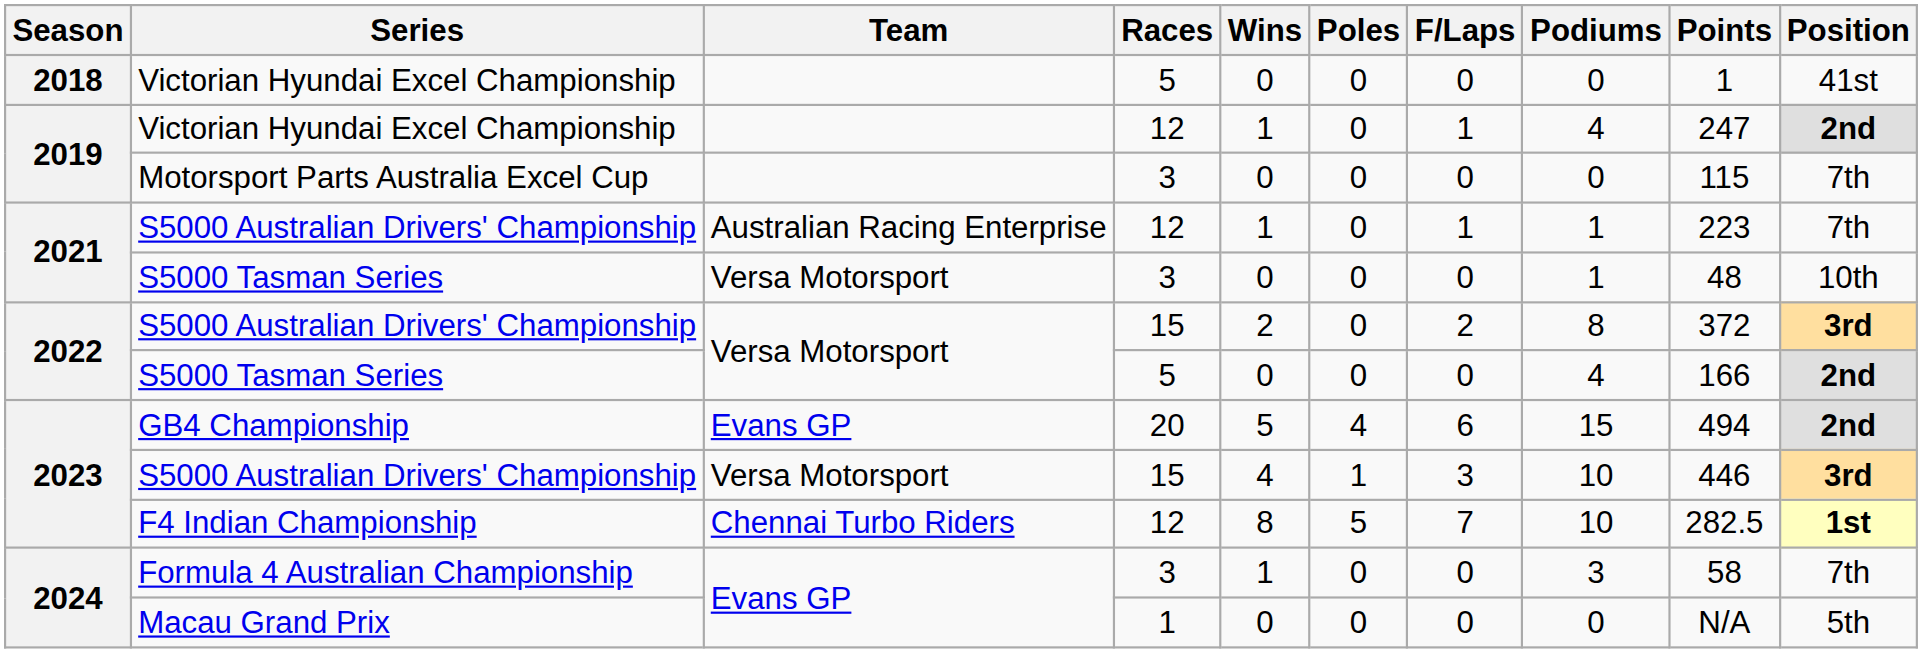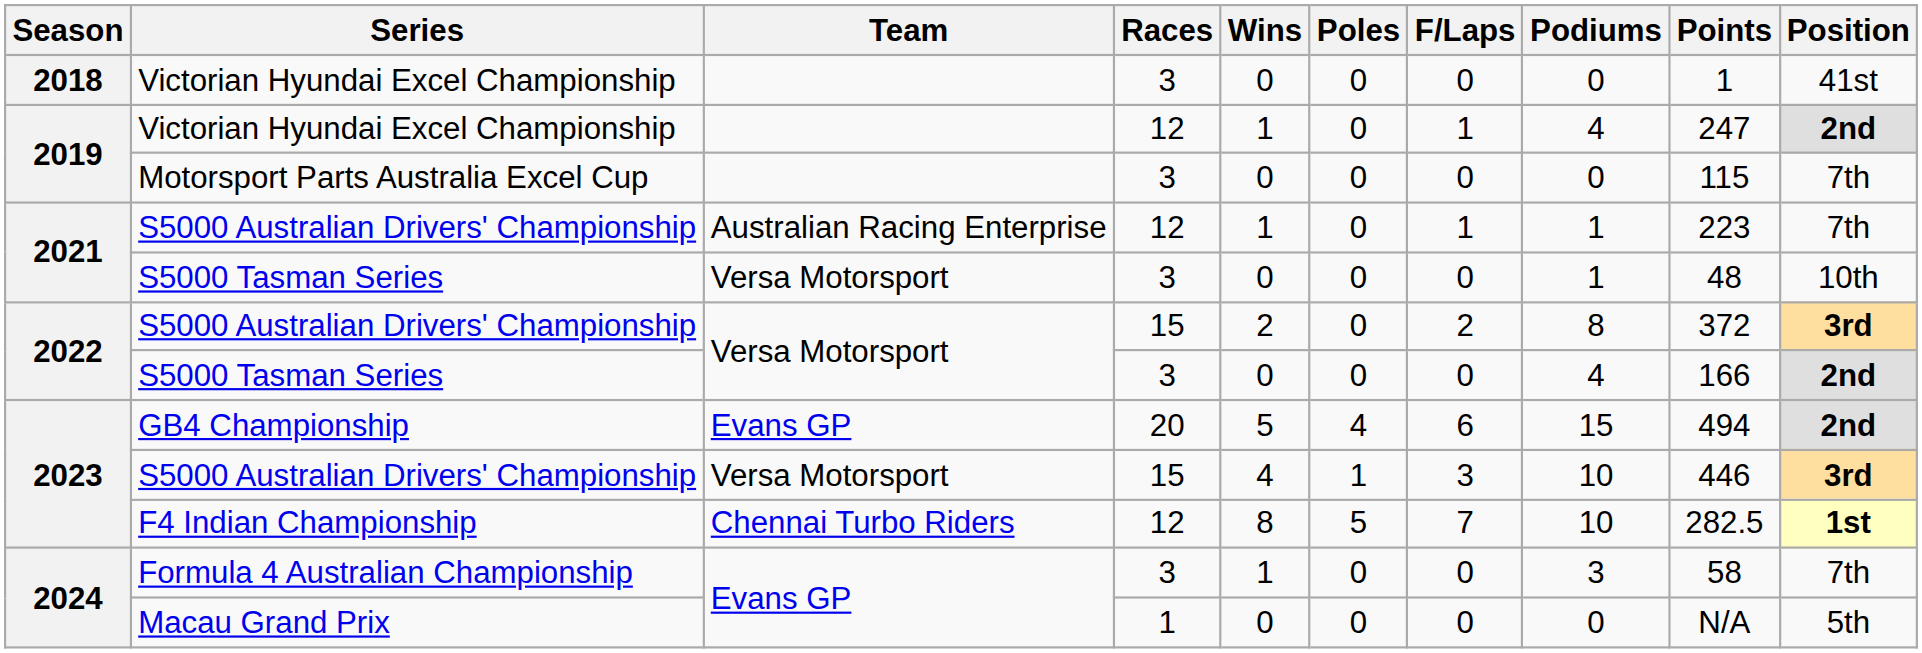(1167, 80) 5 -> (1167, 80) 3
(1167, 376) 5 -> (1167, 376) 3
